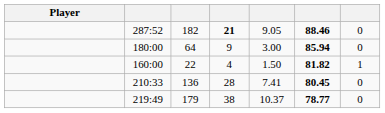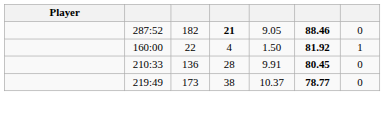- row: (148, 47)
(318, 64) 81.82 -> (318, 47) 81.92
(272, 82) 7.41 -> (272, 64) 9.91
(190, 99) 179 -> (190, 82) 173
